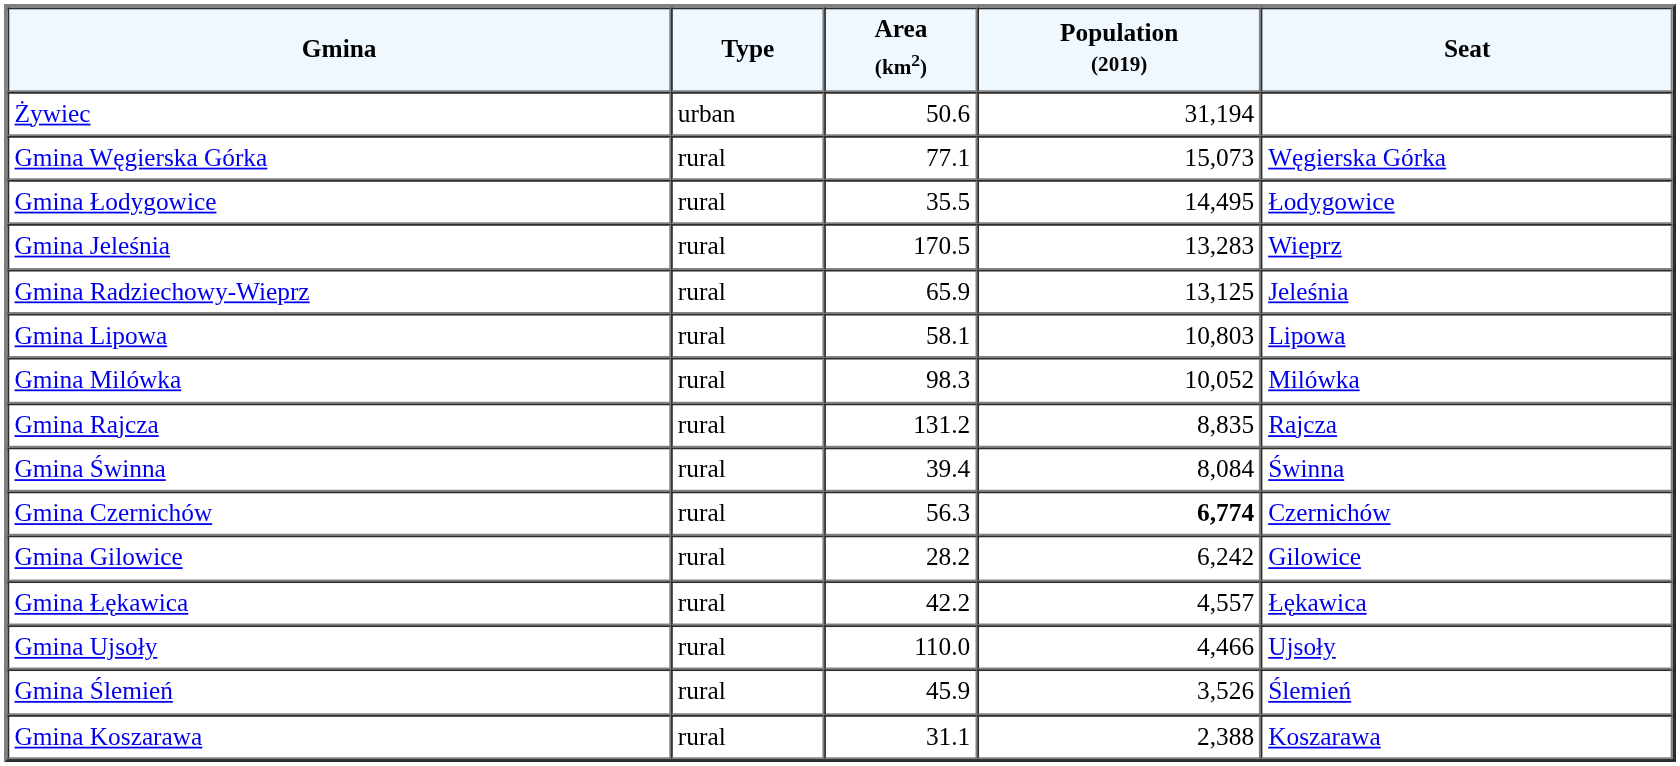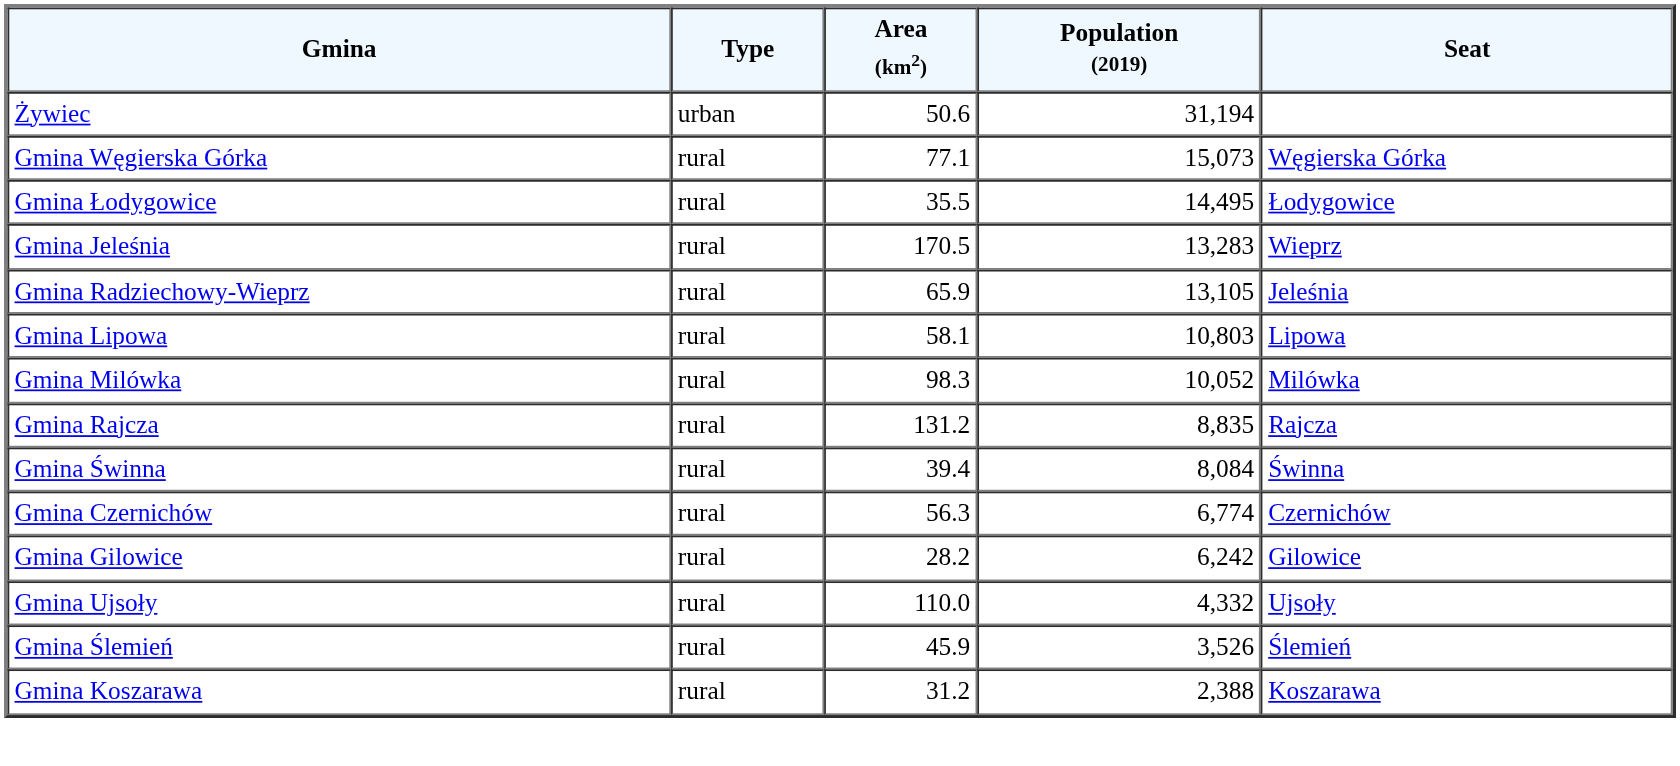(1219, 290) 13,125 -> (1219, 290) 13,105
(1226, 513) bold -> (1226, 513) normal
- row: (101, 602)
(1226, 646) 4,466 -> (1226, 602) 4,332
(948, 735) 31.1 -> (948, 691) 31.2
